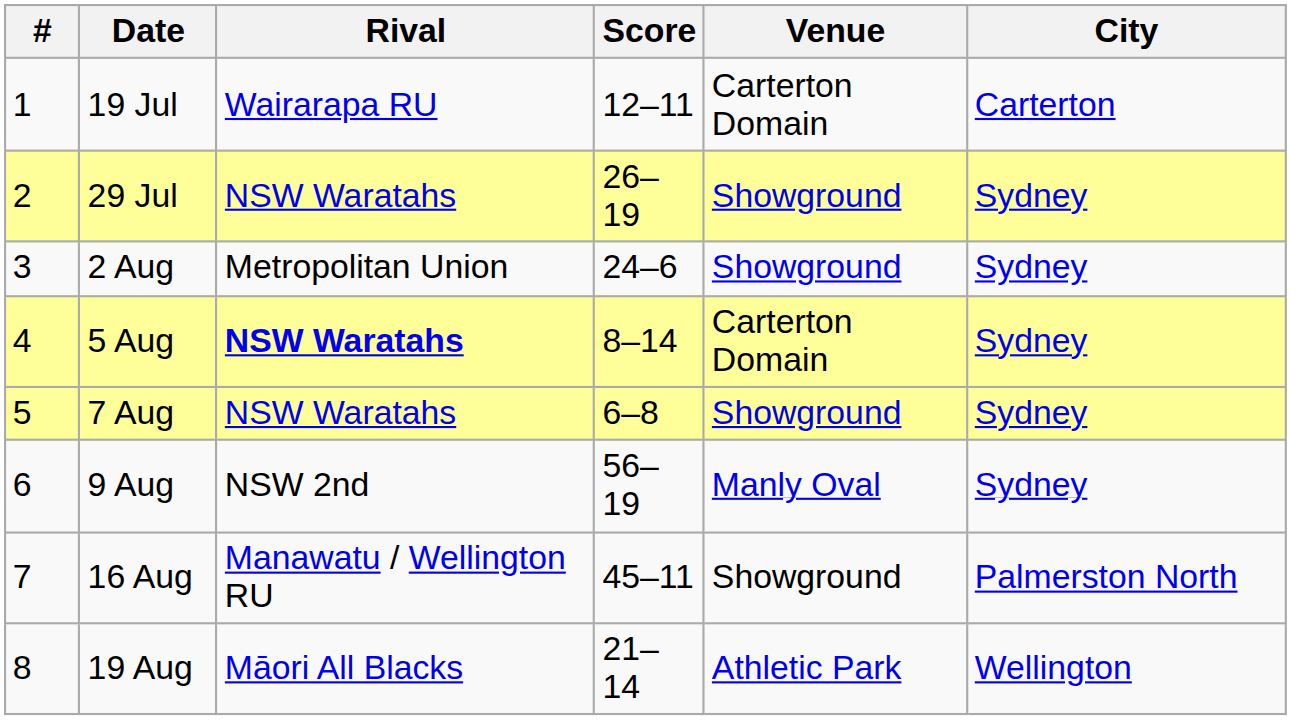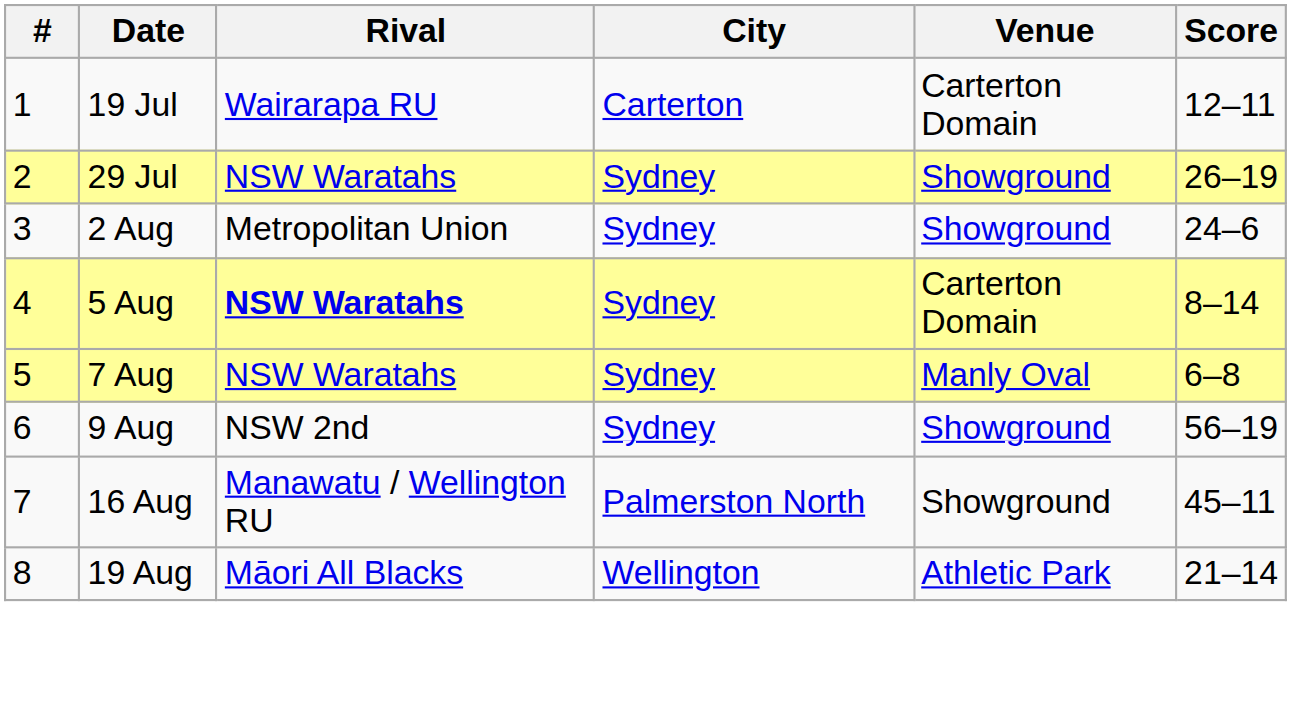columns swapped: (1126, 31) <-> (649, 31)
(807, 412) Showground -> (1006, 374) Manly Oval
(796, 485) Manly Oval -> (1016, 428) Showground
